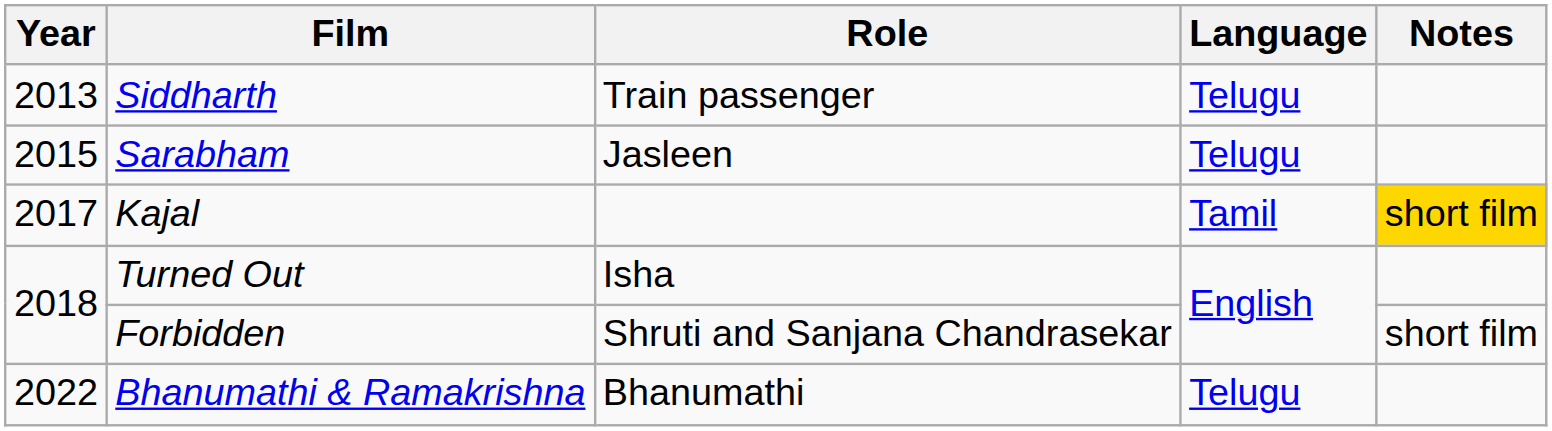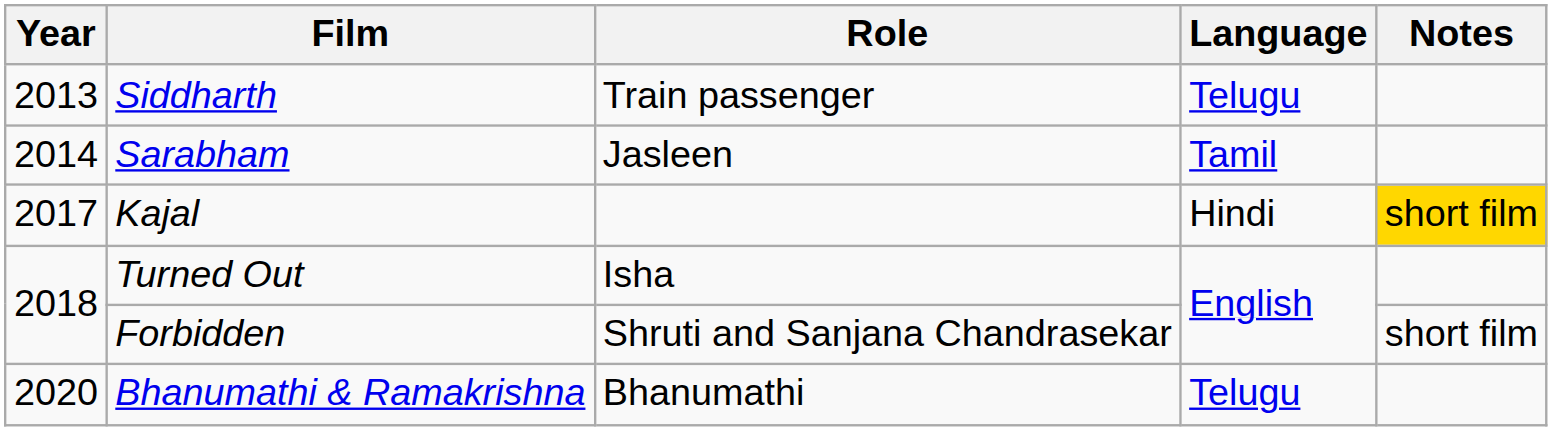(56, 154) 2015 -> (56, 154) 2014
(1245, 154) Telugu -> (1233, 154) Tamil
(1233, 214) Tamil -> (1232, 214) Hindi
(56, 393) 2022 -> (56, 393) 2020
